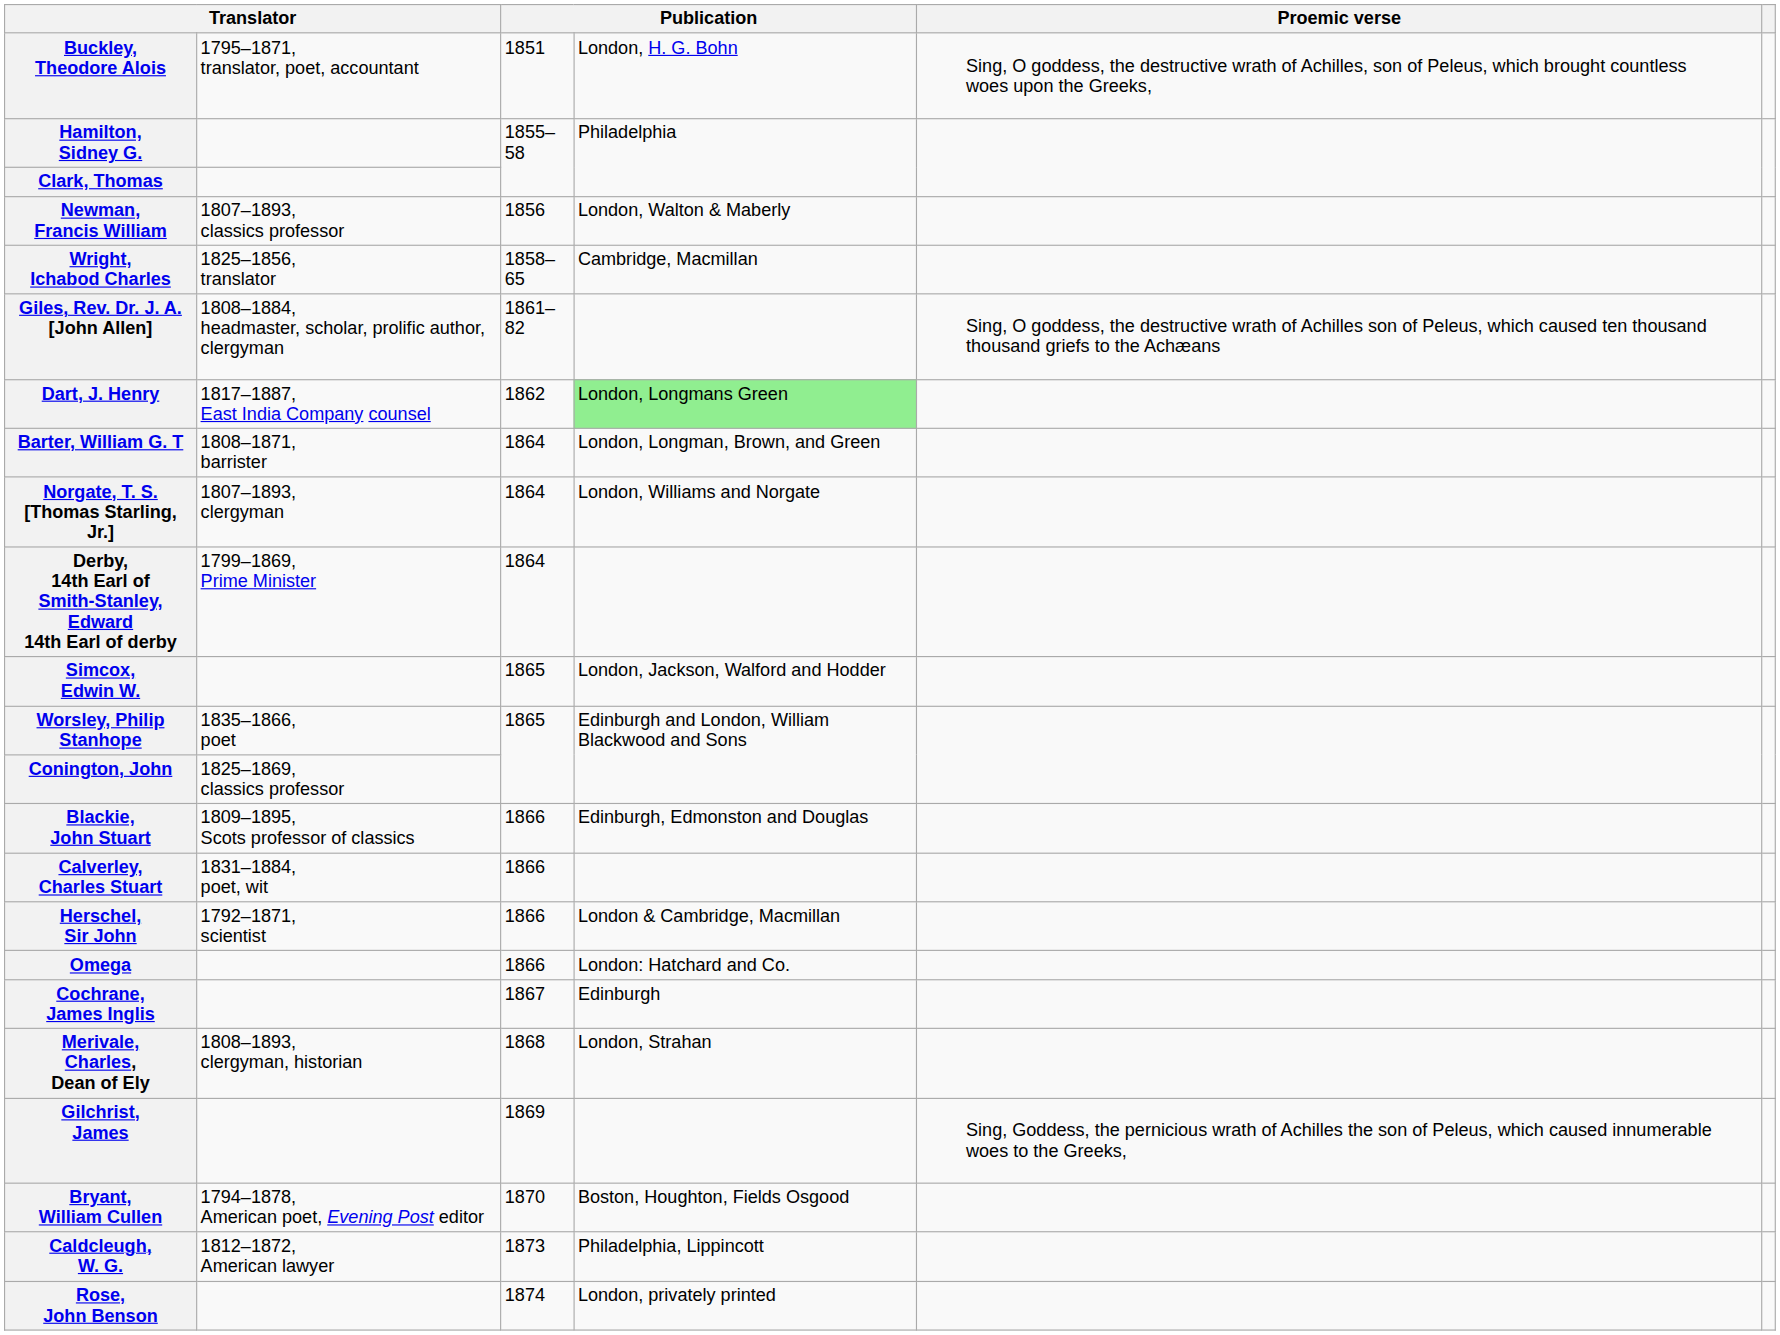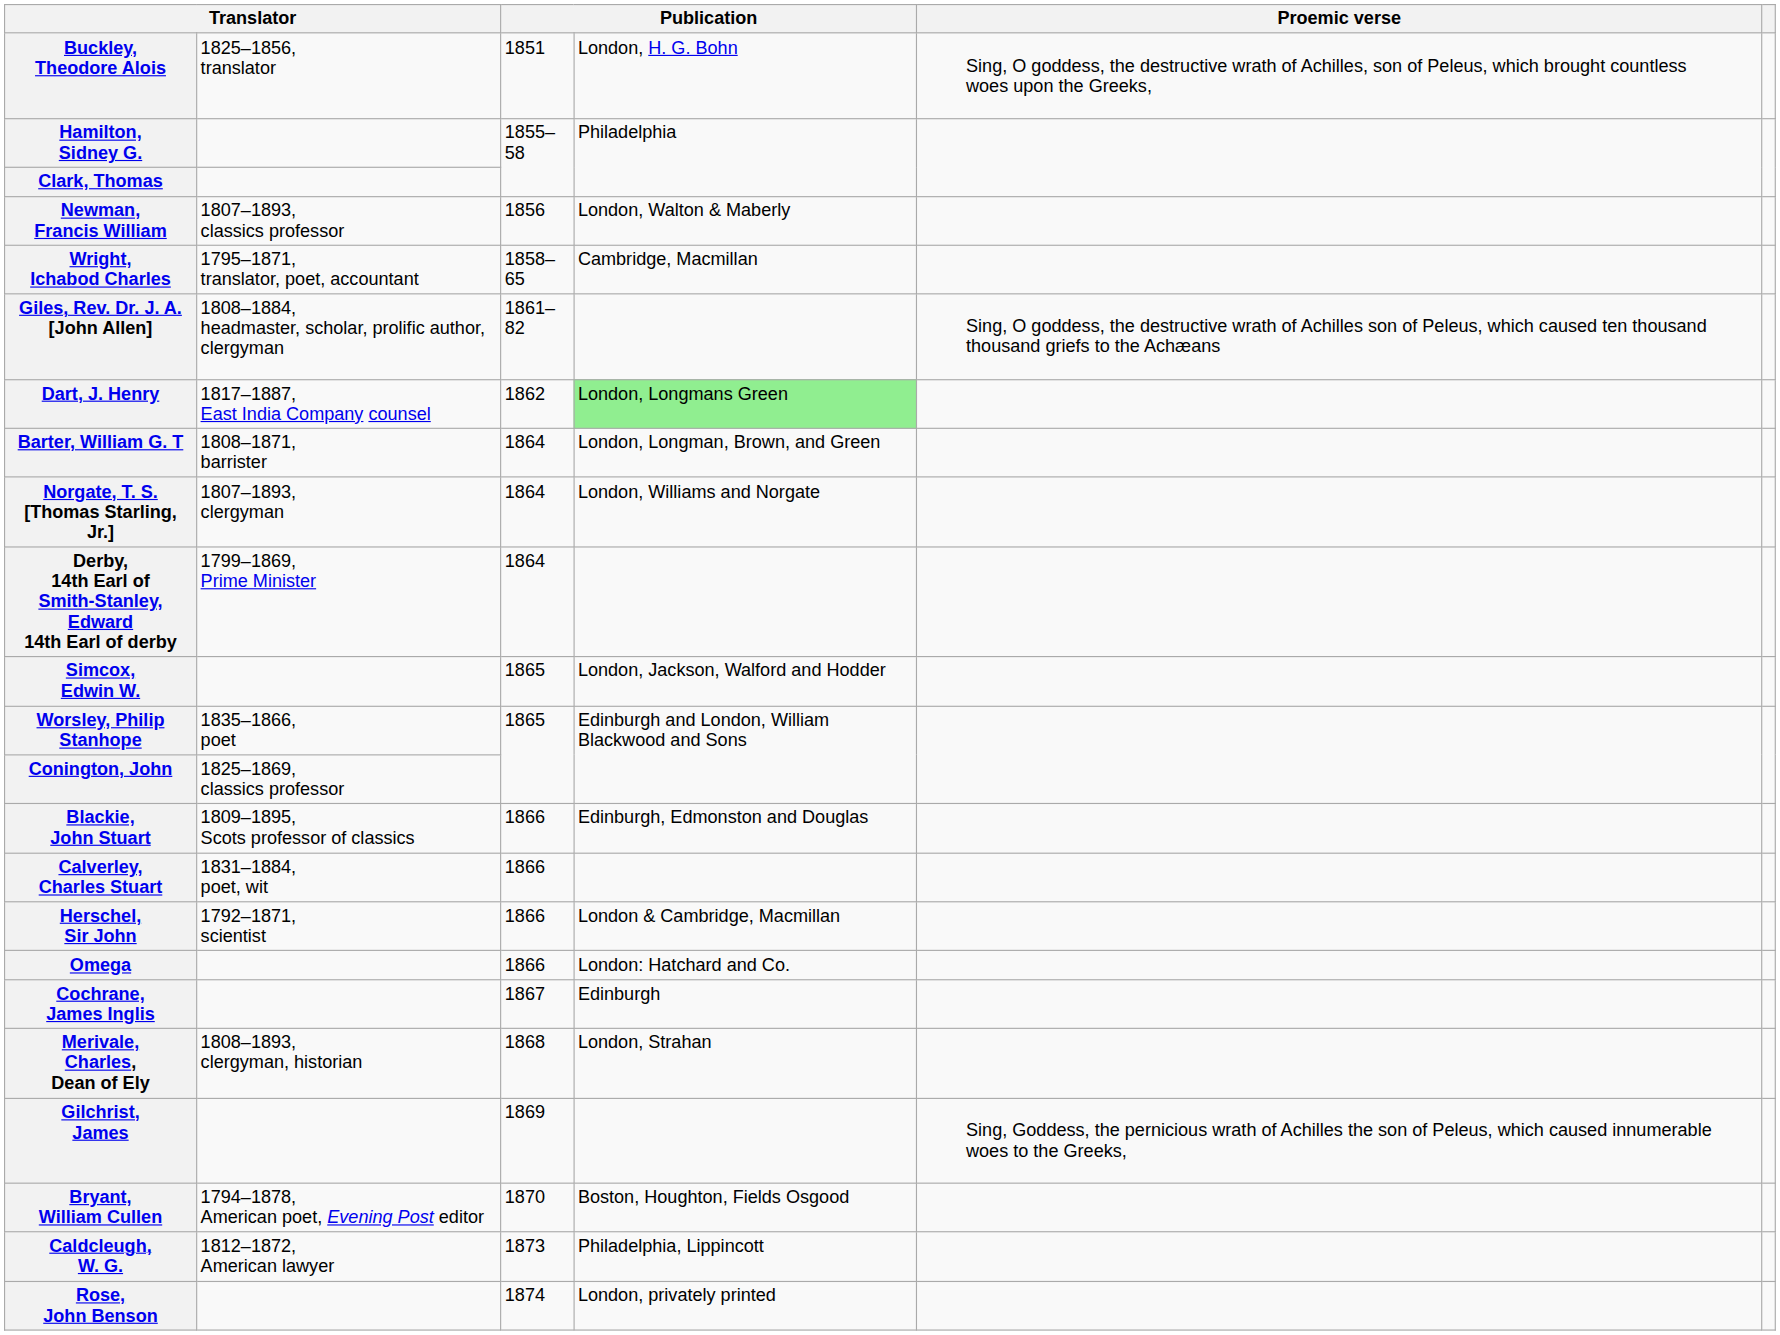(310, 57) 1795–1871, translator, poet, accountant -> (248, 57) 1825–1856, translator
(248, 269) 1825–1856, translator -> (310, 269) 1795–1871, translator, poet, accountant
